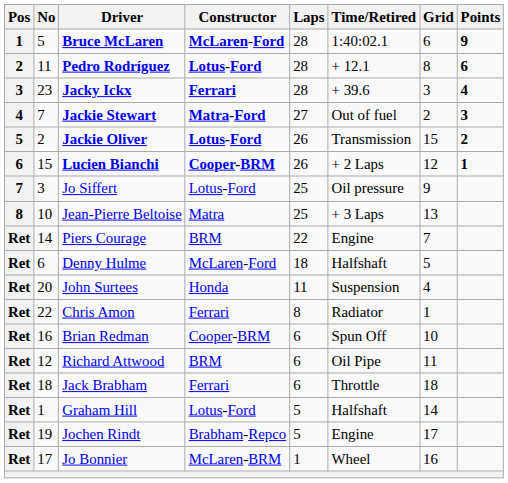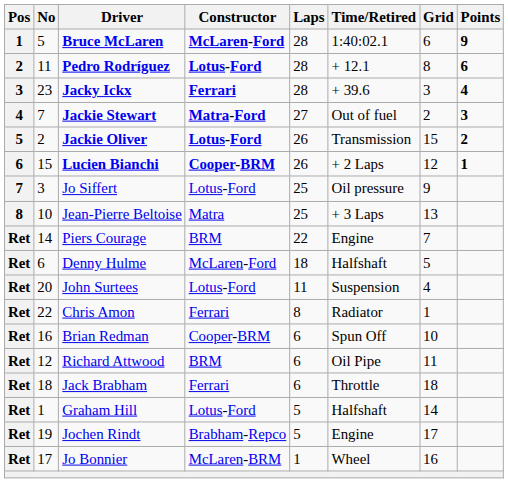(209, 287) Honda -> (222, 287) Lotus-Ford
